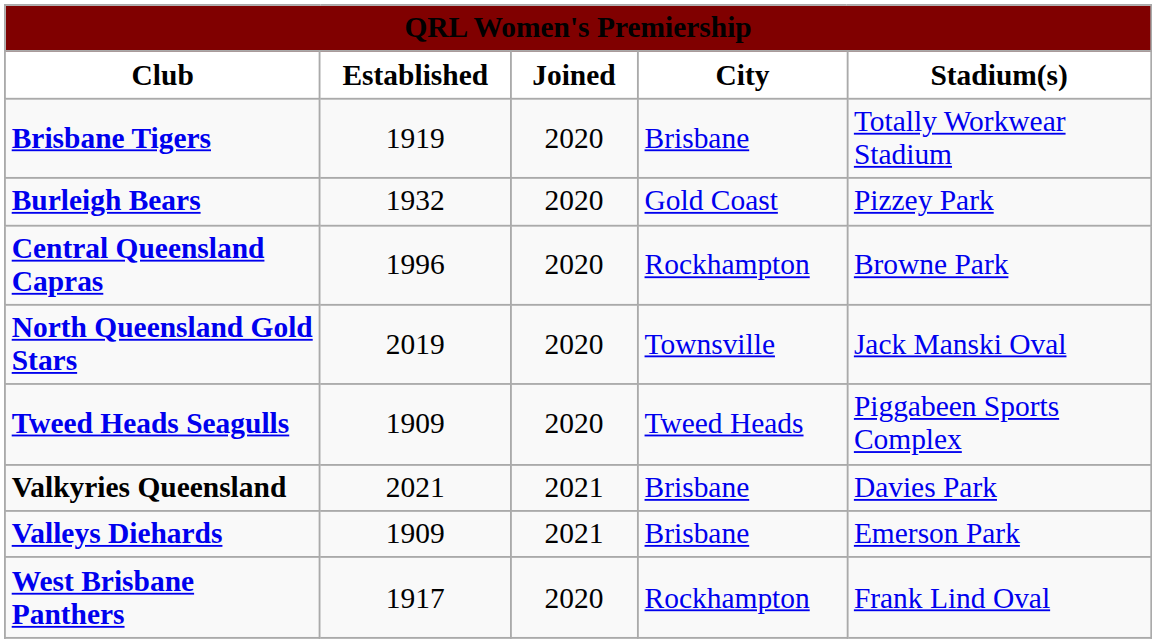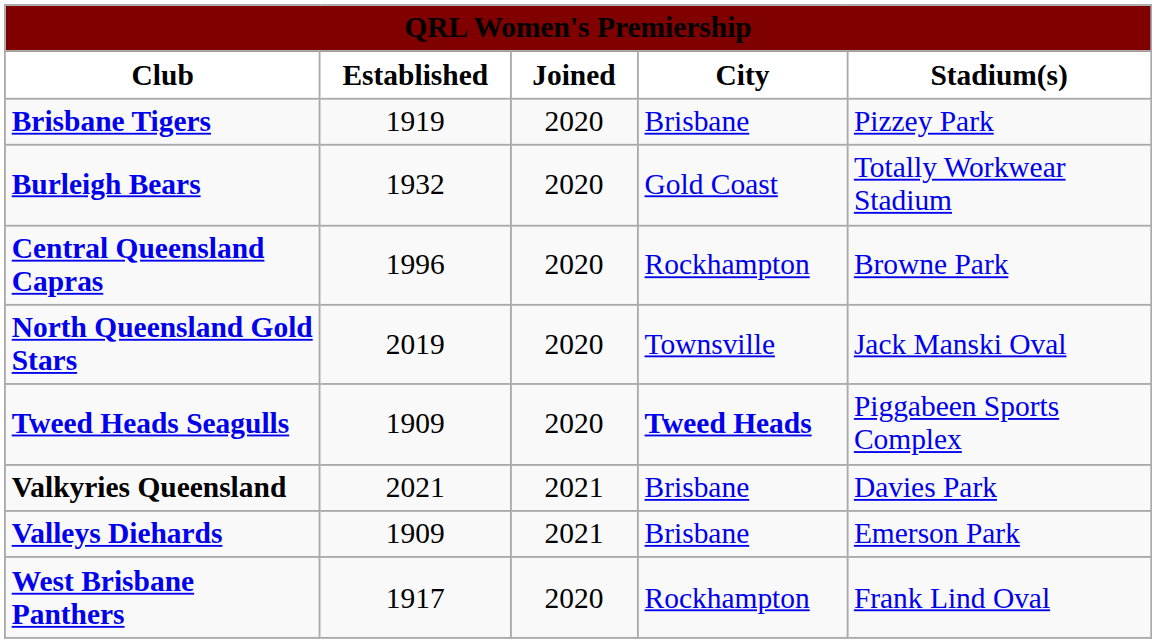(960, 137) Totally Workwear Stadium -> (924, 121) Pizzey Park
(924, 201) Pizzey Park -> (960, 184) Totally Workwear Stadium
(724, 423) normal -> (728, 423) bold
